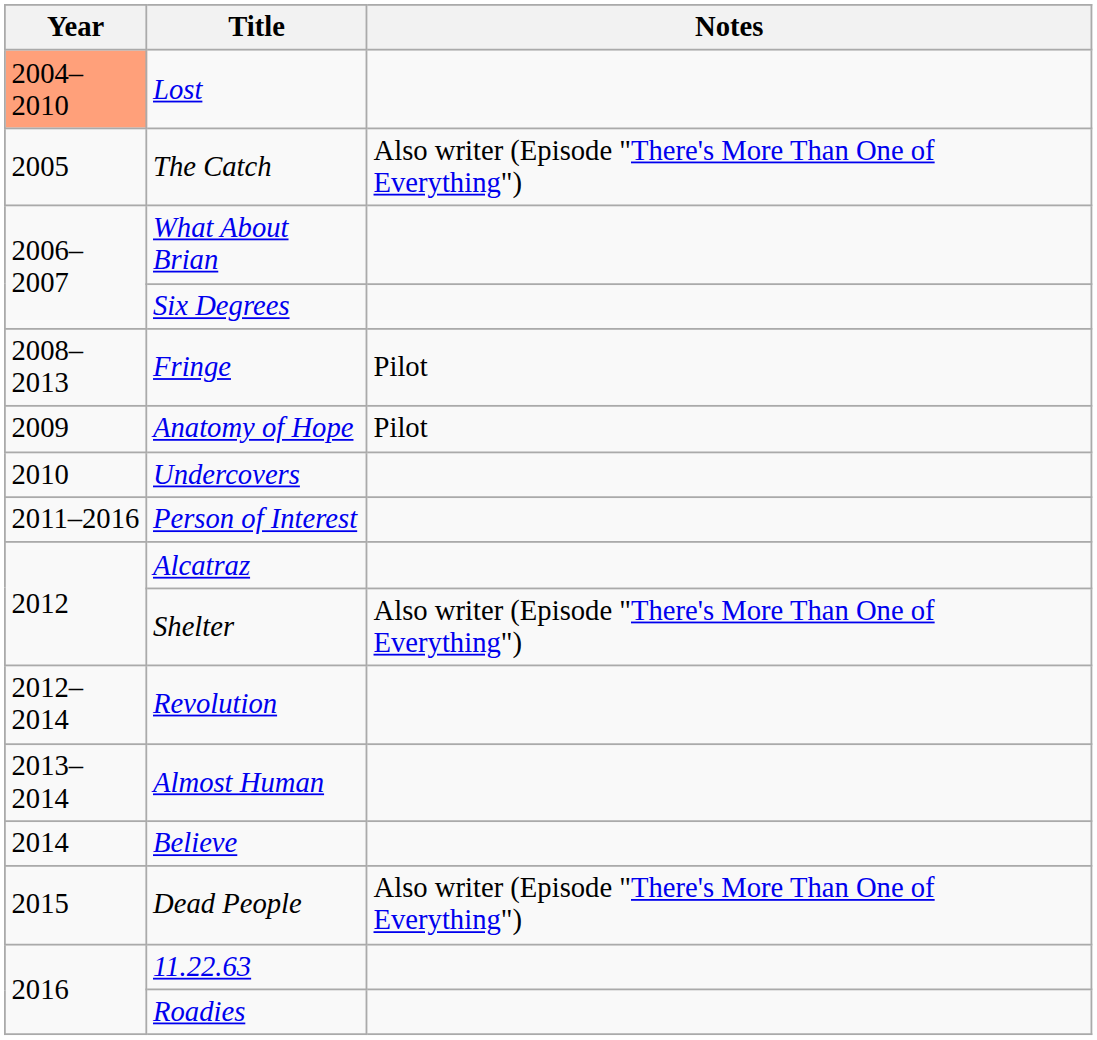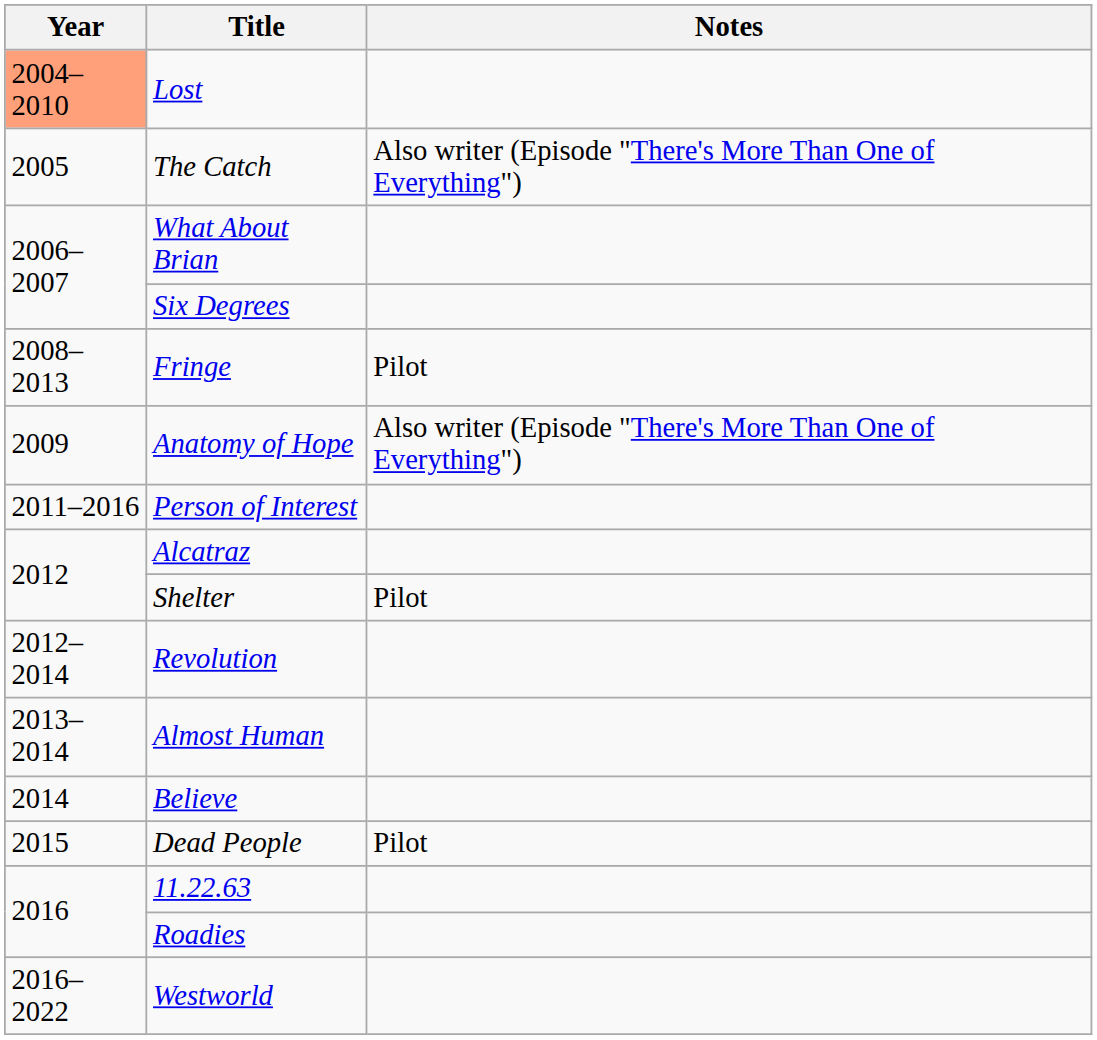(401, 428) Pilot -> (654, 444) Also writer (Episode "There's More Than One of Everything")
- row: (226, 474)
(654, 626) Also writer (Episode "There's More Than One of Everything") -> (400, 597) Pilot
(654, 904) Also writer (Episode "There's More Than One of Everything") -> (400, 843) Pilot
+ row: (213, 995)
